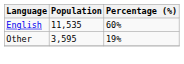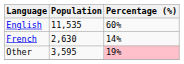+ row: (22, 39)
(114, 39) no background -> (114, 53) pink background
